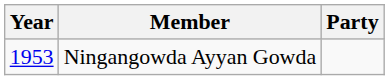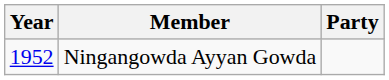(32, 56) 1953 -> (32, 56) 1952
